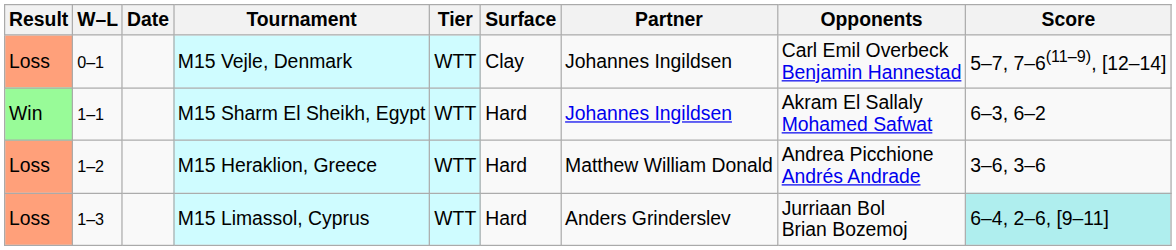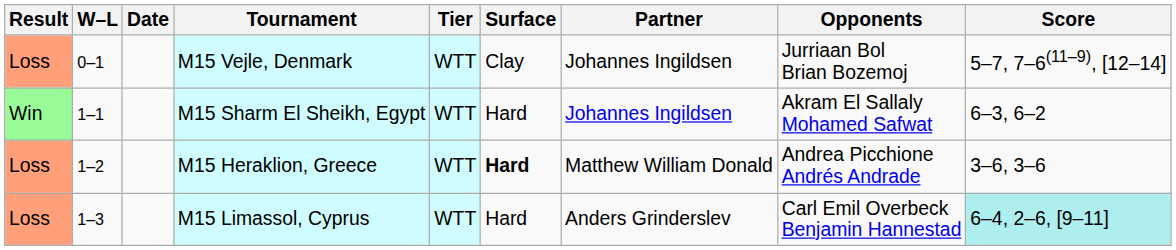(872, 61) Carl Emil Overbeck Benjamin Hannestad -> (845, 61) Jurriaan Bol Brian Bozemoj
(506, 166) normal -> (507, 166) bold
(845, 218) Jurriaan Bol Brian Bozemoj -> (872, 218) Carl Emil Overbeck Benjamin Hannestad
